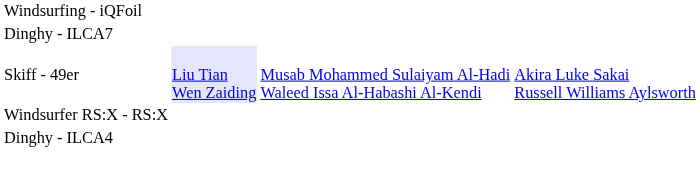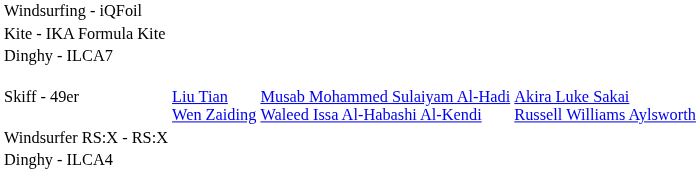+ row: (85, 33)
(214, 83) lavender background -> (214, 106) no background
